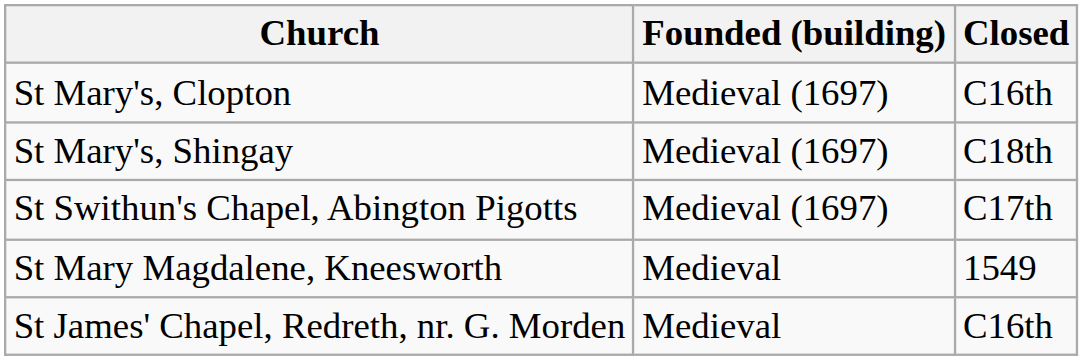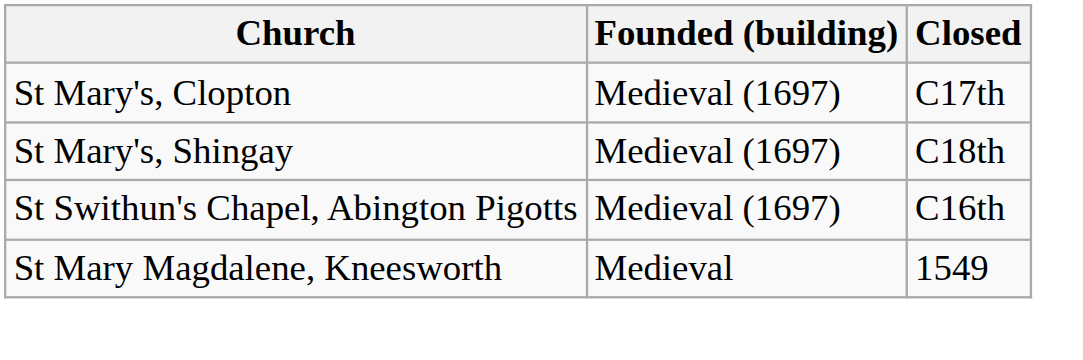(1008, 92) C16th -> (960, 92) C17th
(1008, 208) C17th -> (960, 208) C16th
- row: (319, 325)
